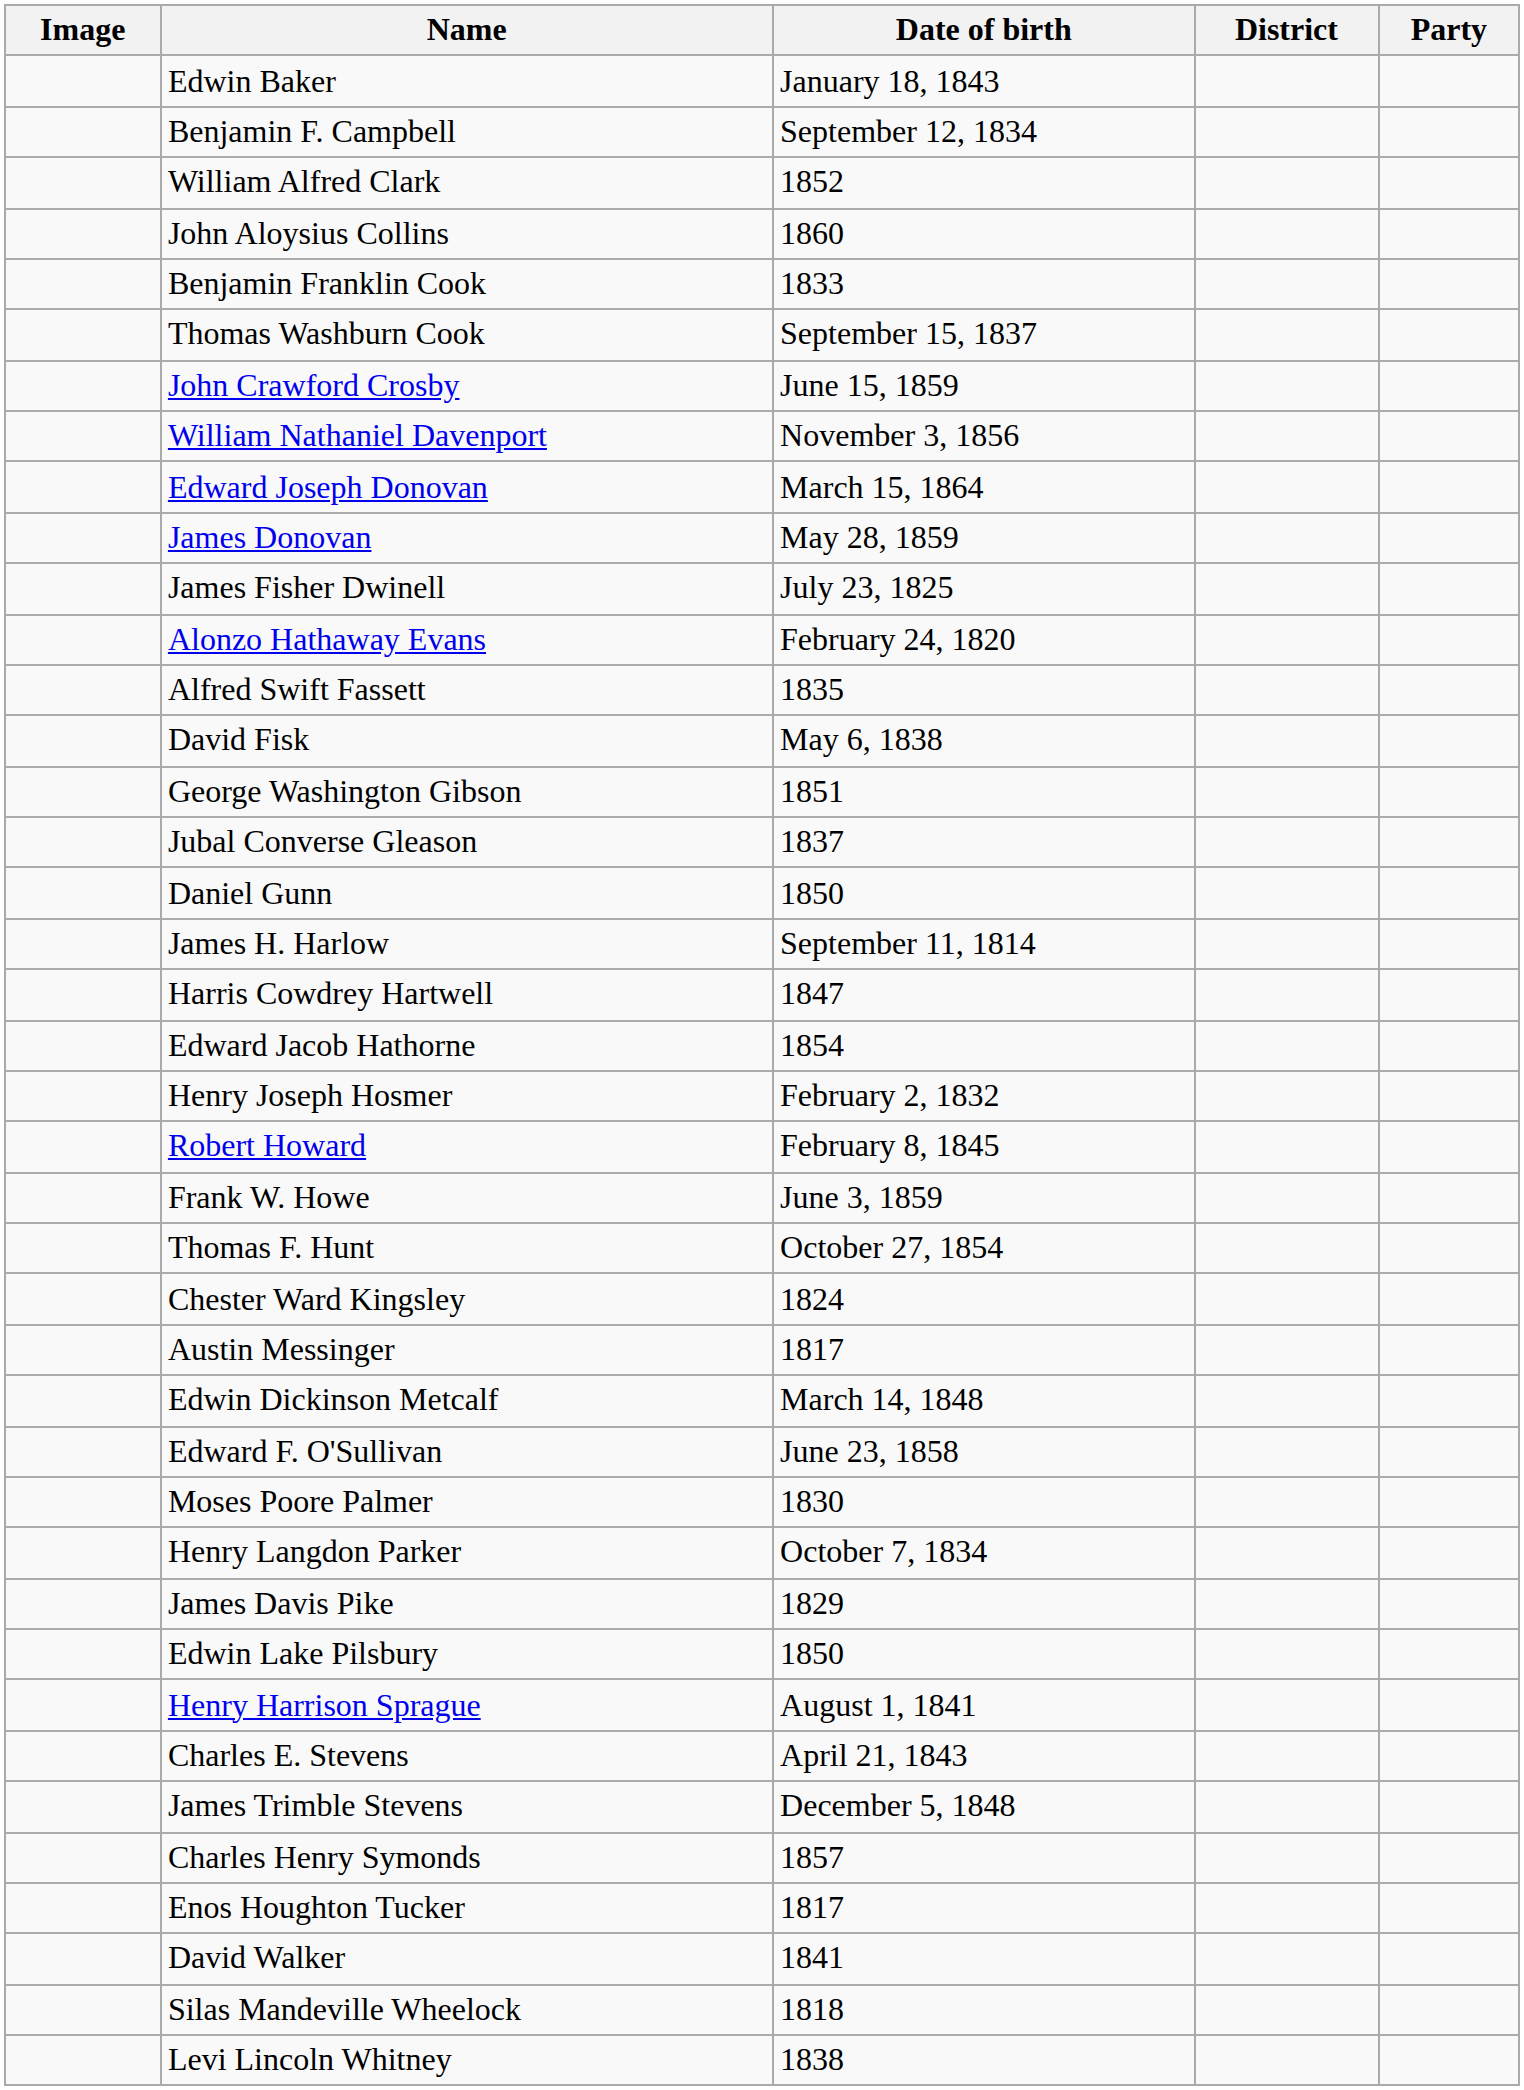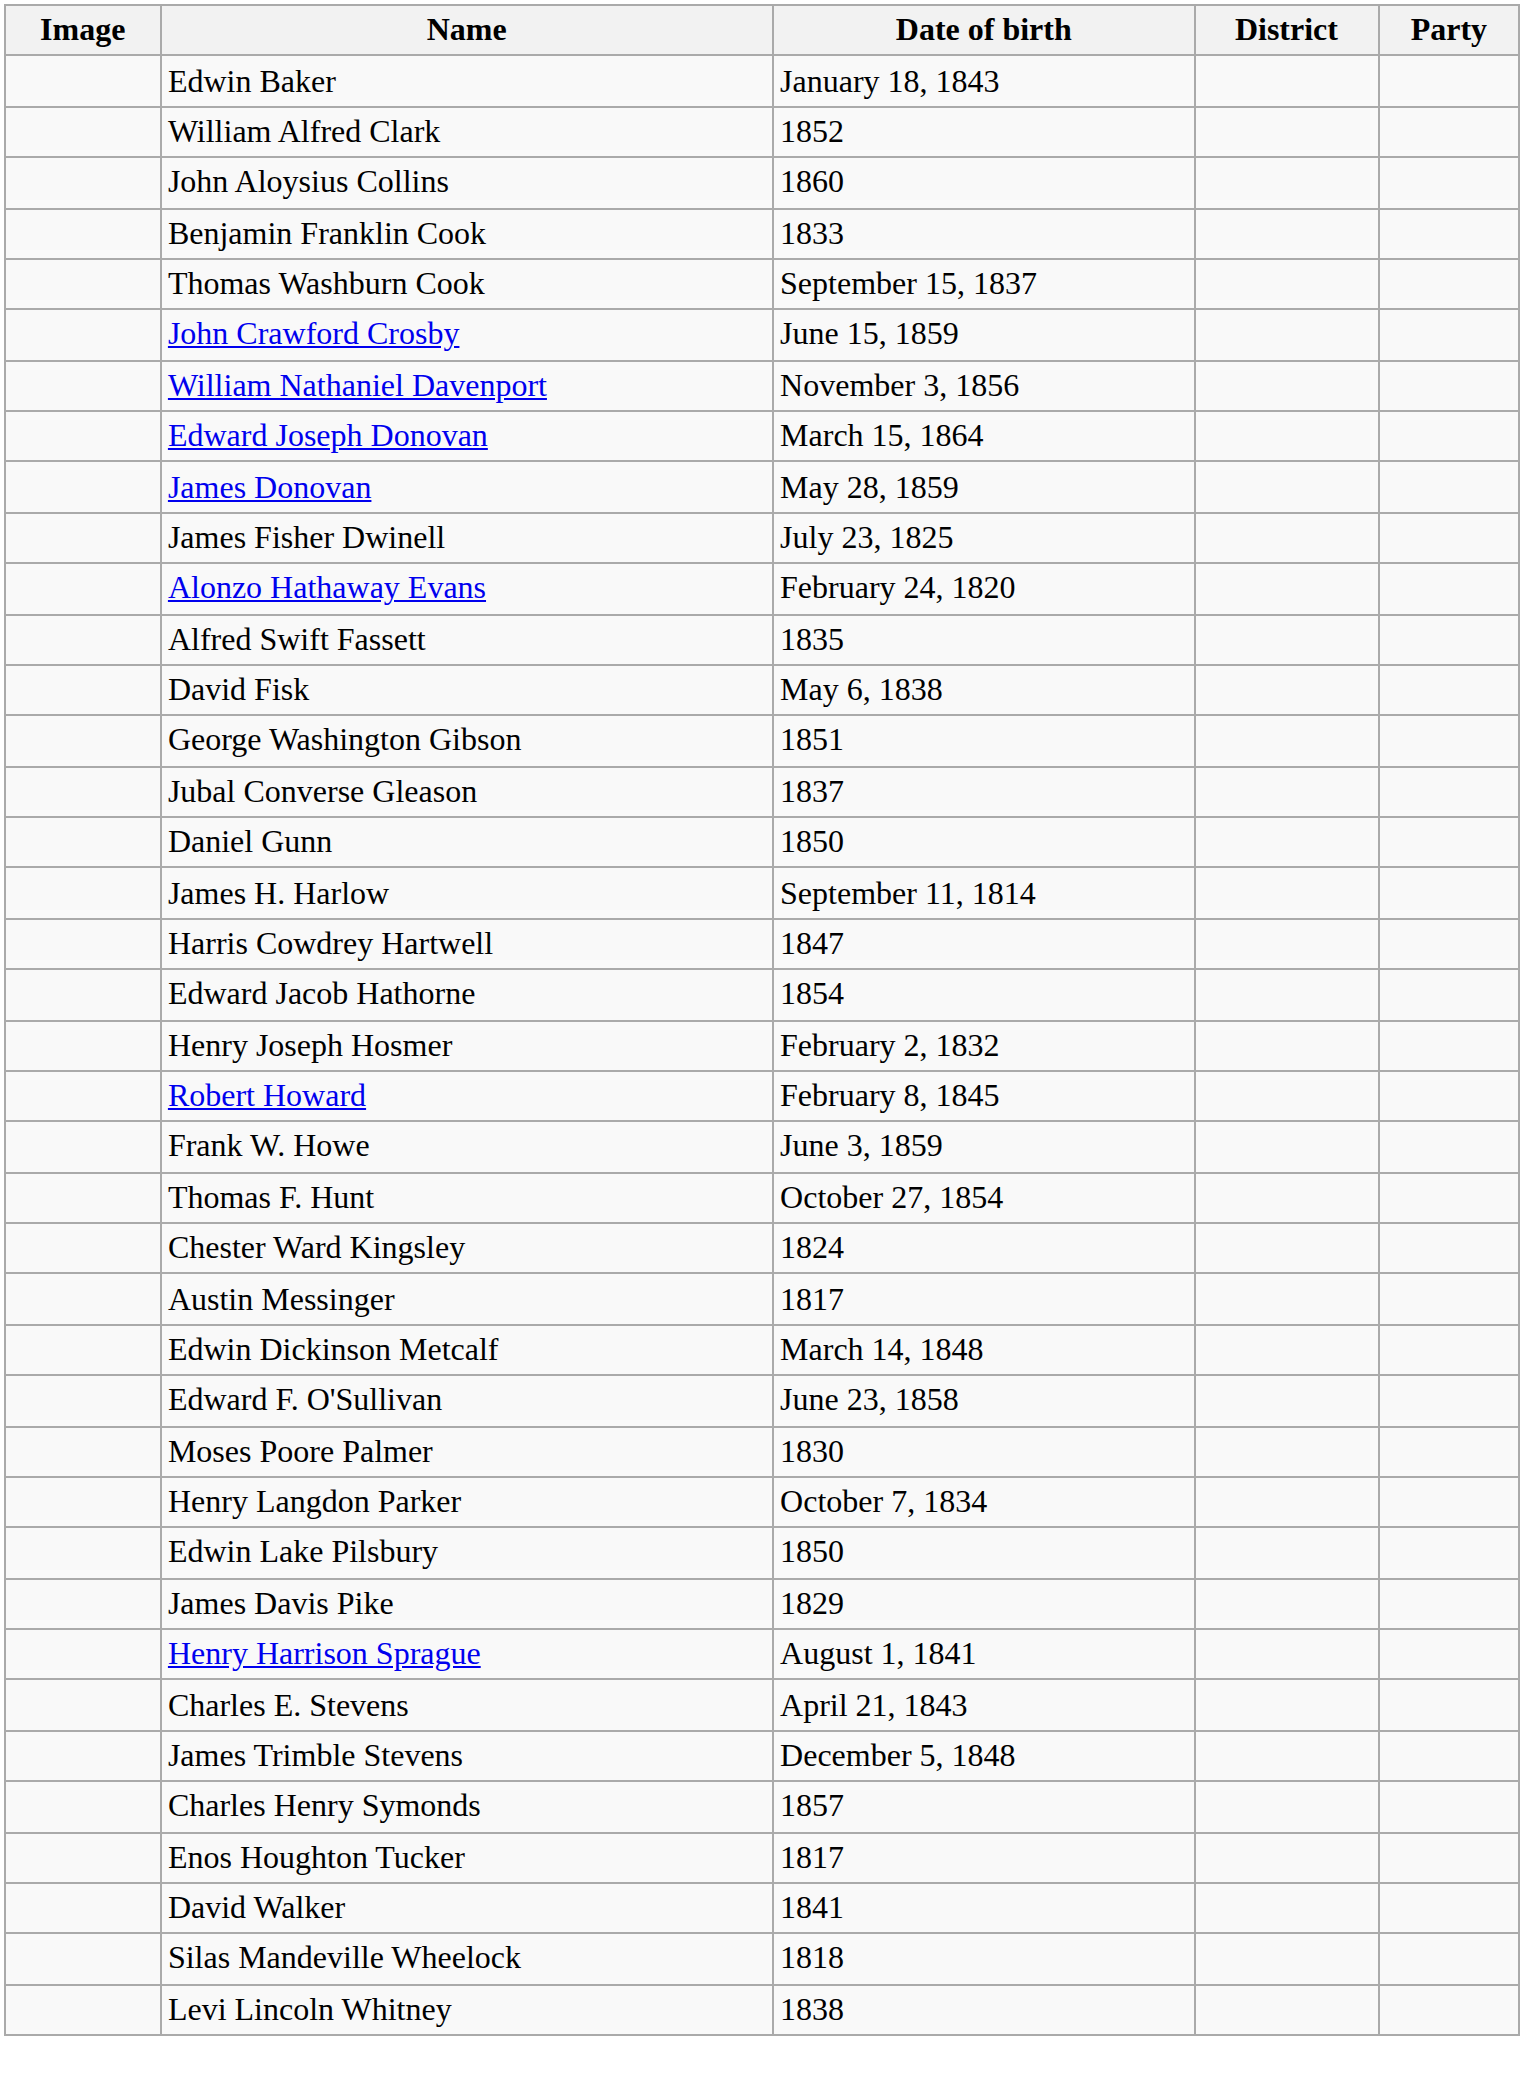- row: (312, 131)
rows swapped: (281, 1603) <-> (303, 1653)
